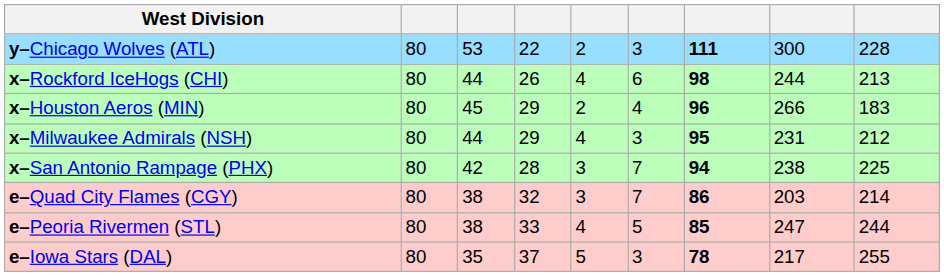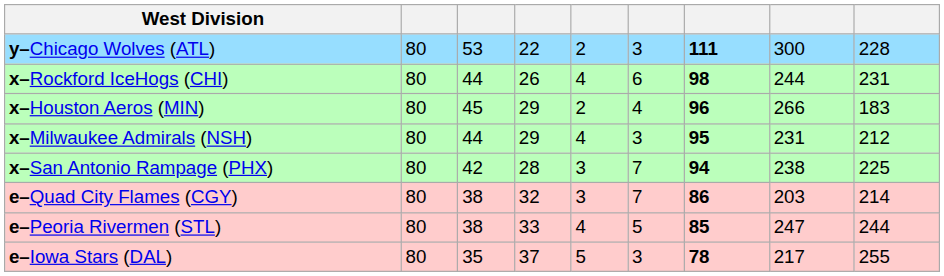(874, 78) 213 -> (874, 78) 231
